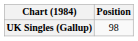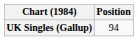(114, 28) 98 -> (114, 28) 94
